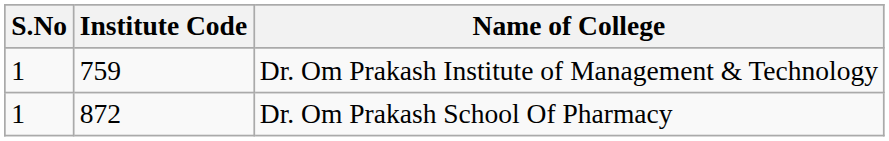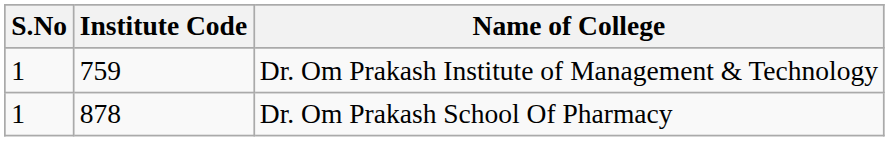(100, 113) 872 -> (100, 113) 878
